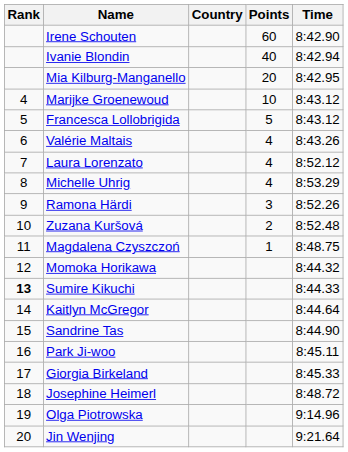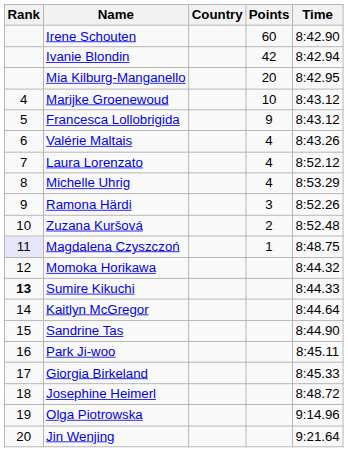(269, 57) 40 -> (269, 57) 42
(269, 120) 5 -> (269, 120) 9
(24, 246) no background -> (24, 246) lavender background
